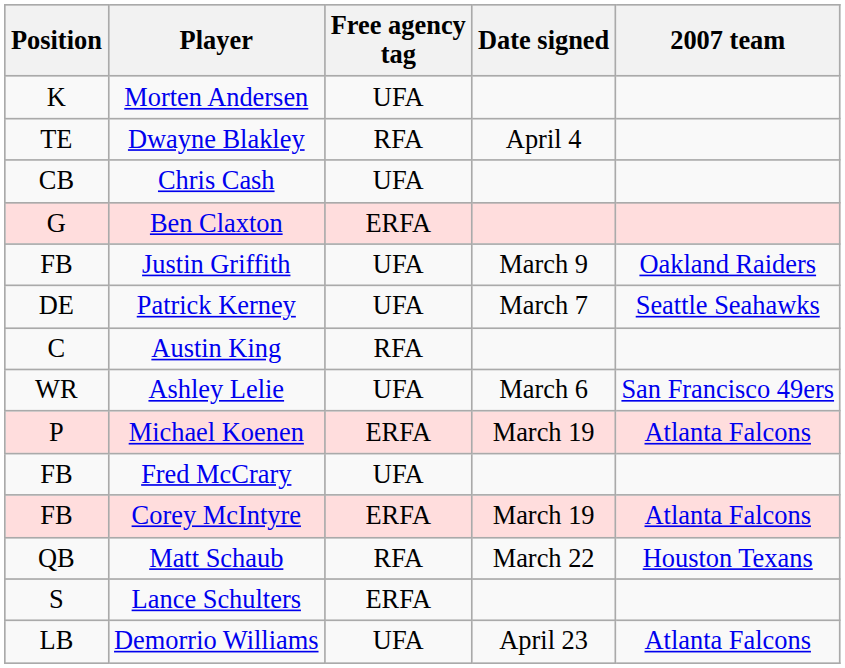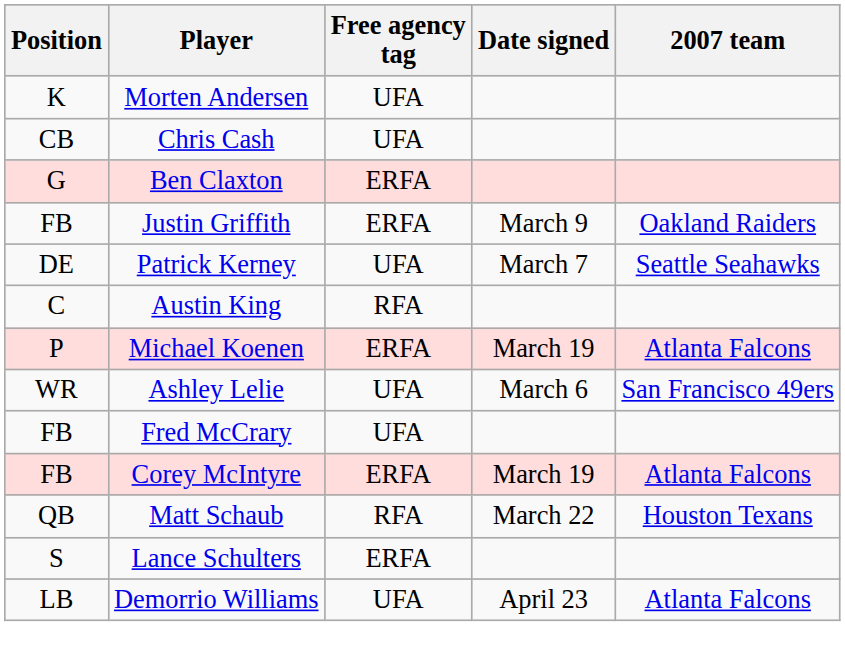- row: (216, 138)
(398, 264) UFA -> (398, 222) ERFA
rows swapped: (216, 431) <-> (216, 390)
